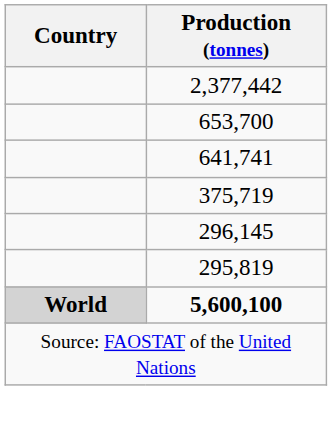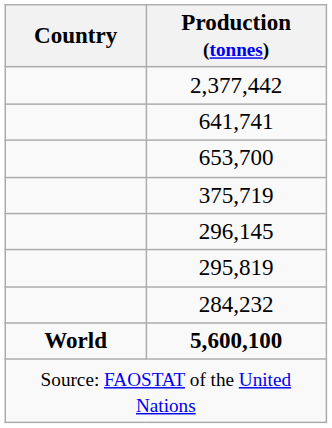rows swapped: (236, 121) <-> (236, 158)
+ row: (236, 304)
(76, 304) lightgrey background -> (76, 341) no background
